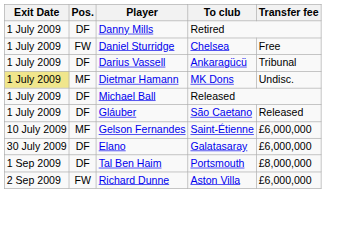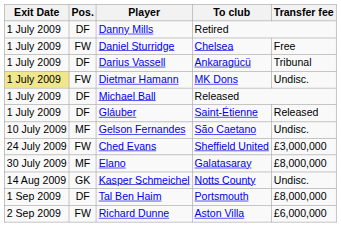(83, 79) MF -> (83, 79) FW
(221, 113) São Caetano -> (226, 113) Saint-Étienne
(222, 130) Saint-Étienne -> (225, 130) São Caetano
(285, 130) £6,000,000 -> (291, 130) Undisc.
+ row: (127, 146)
(83, 146) DF -> (83, 163) MF
(285, 146) £6,000,000 -> (300, 163) £8,000,000
+ row: (144, 180)
